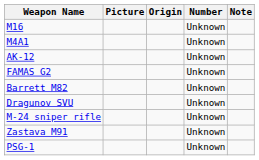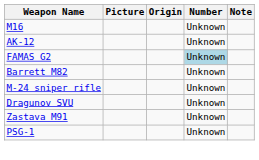- row: (18, 42)
(206, 72) no background -> (206, 57) lightblue background
rows swapped: (54, 117) <-> (40, 102)
